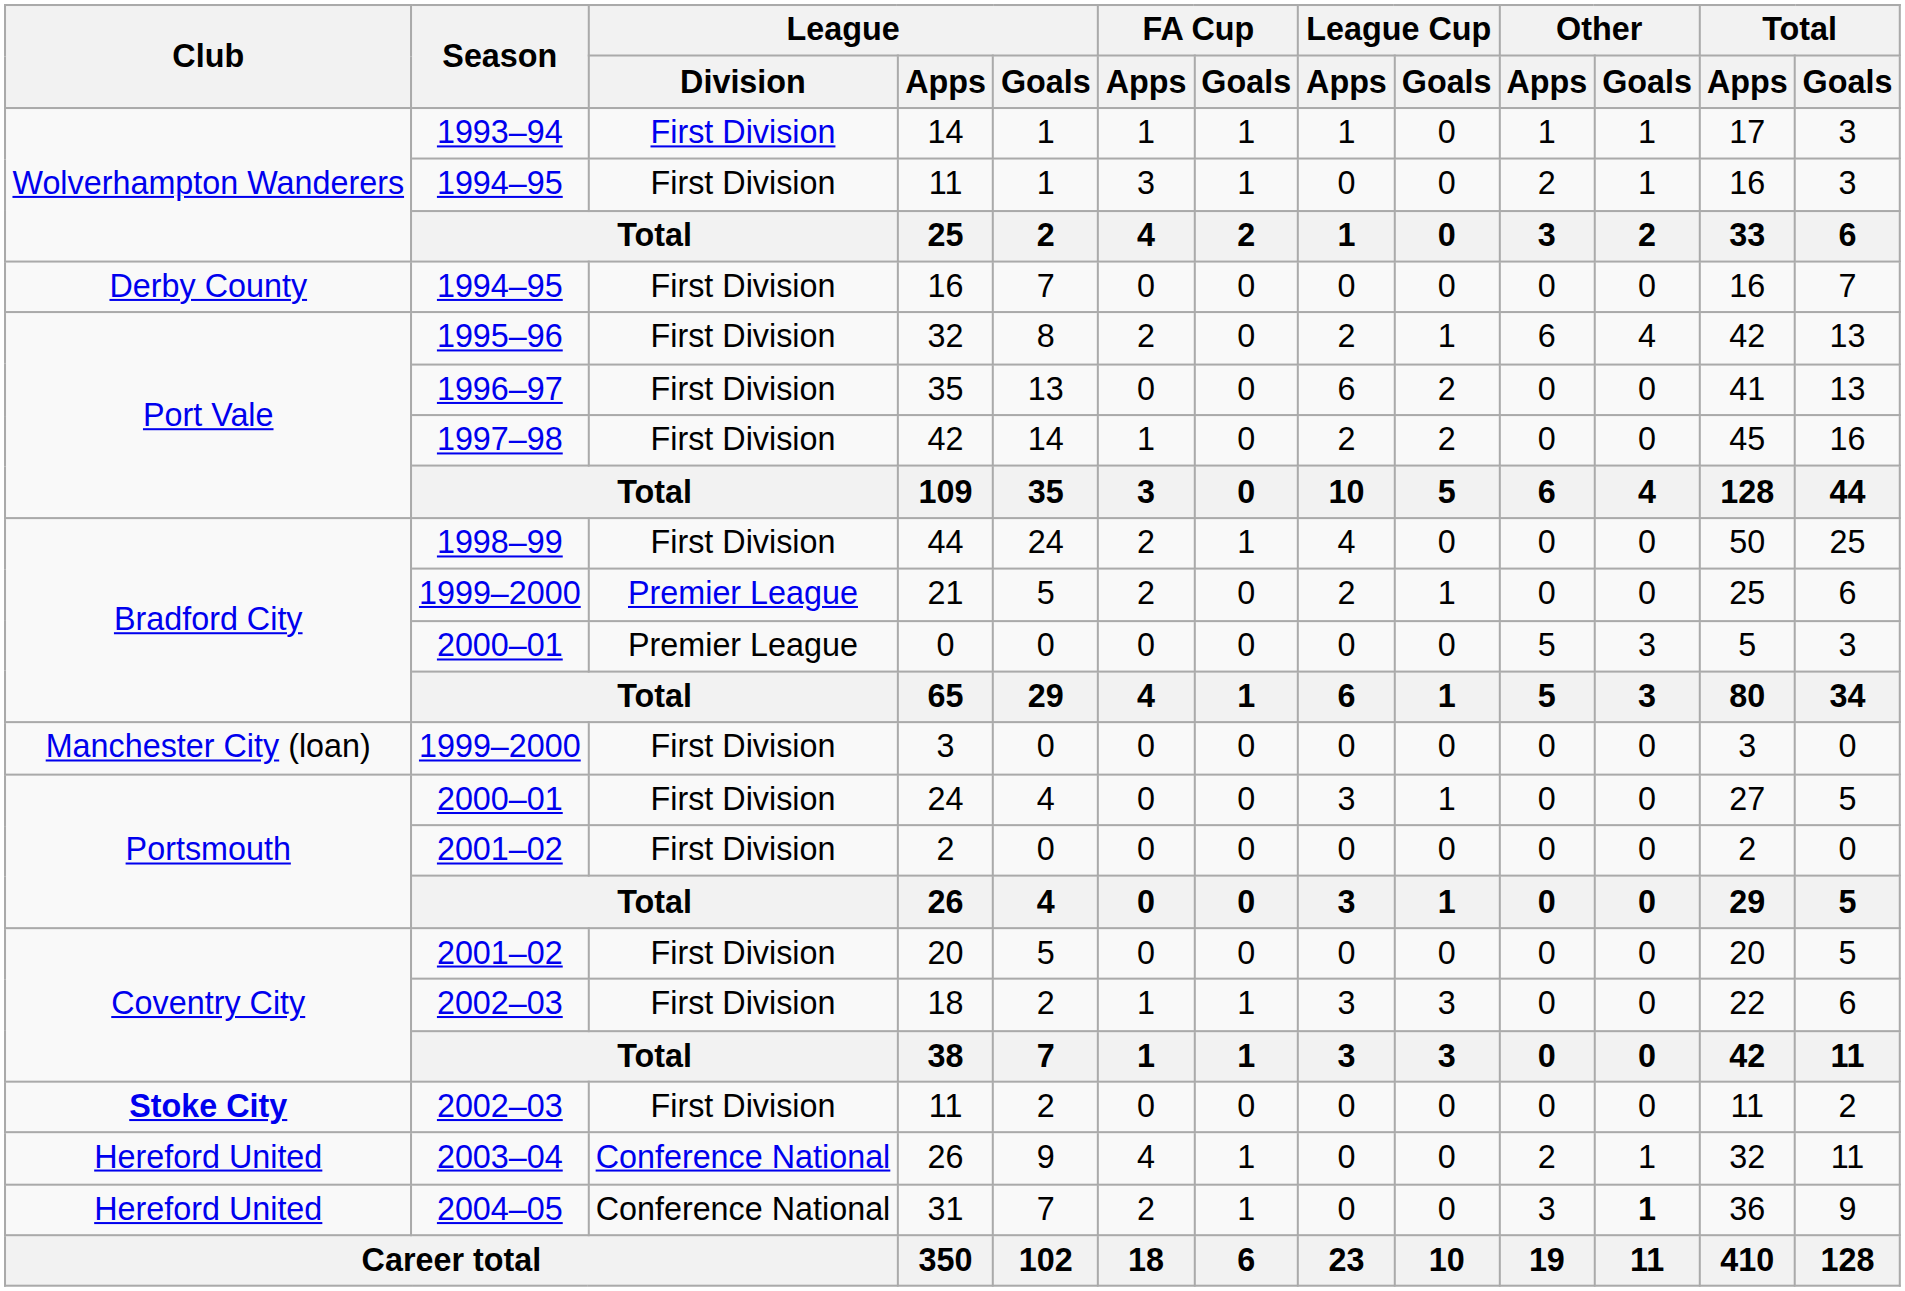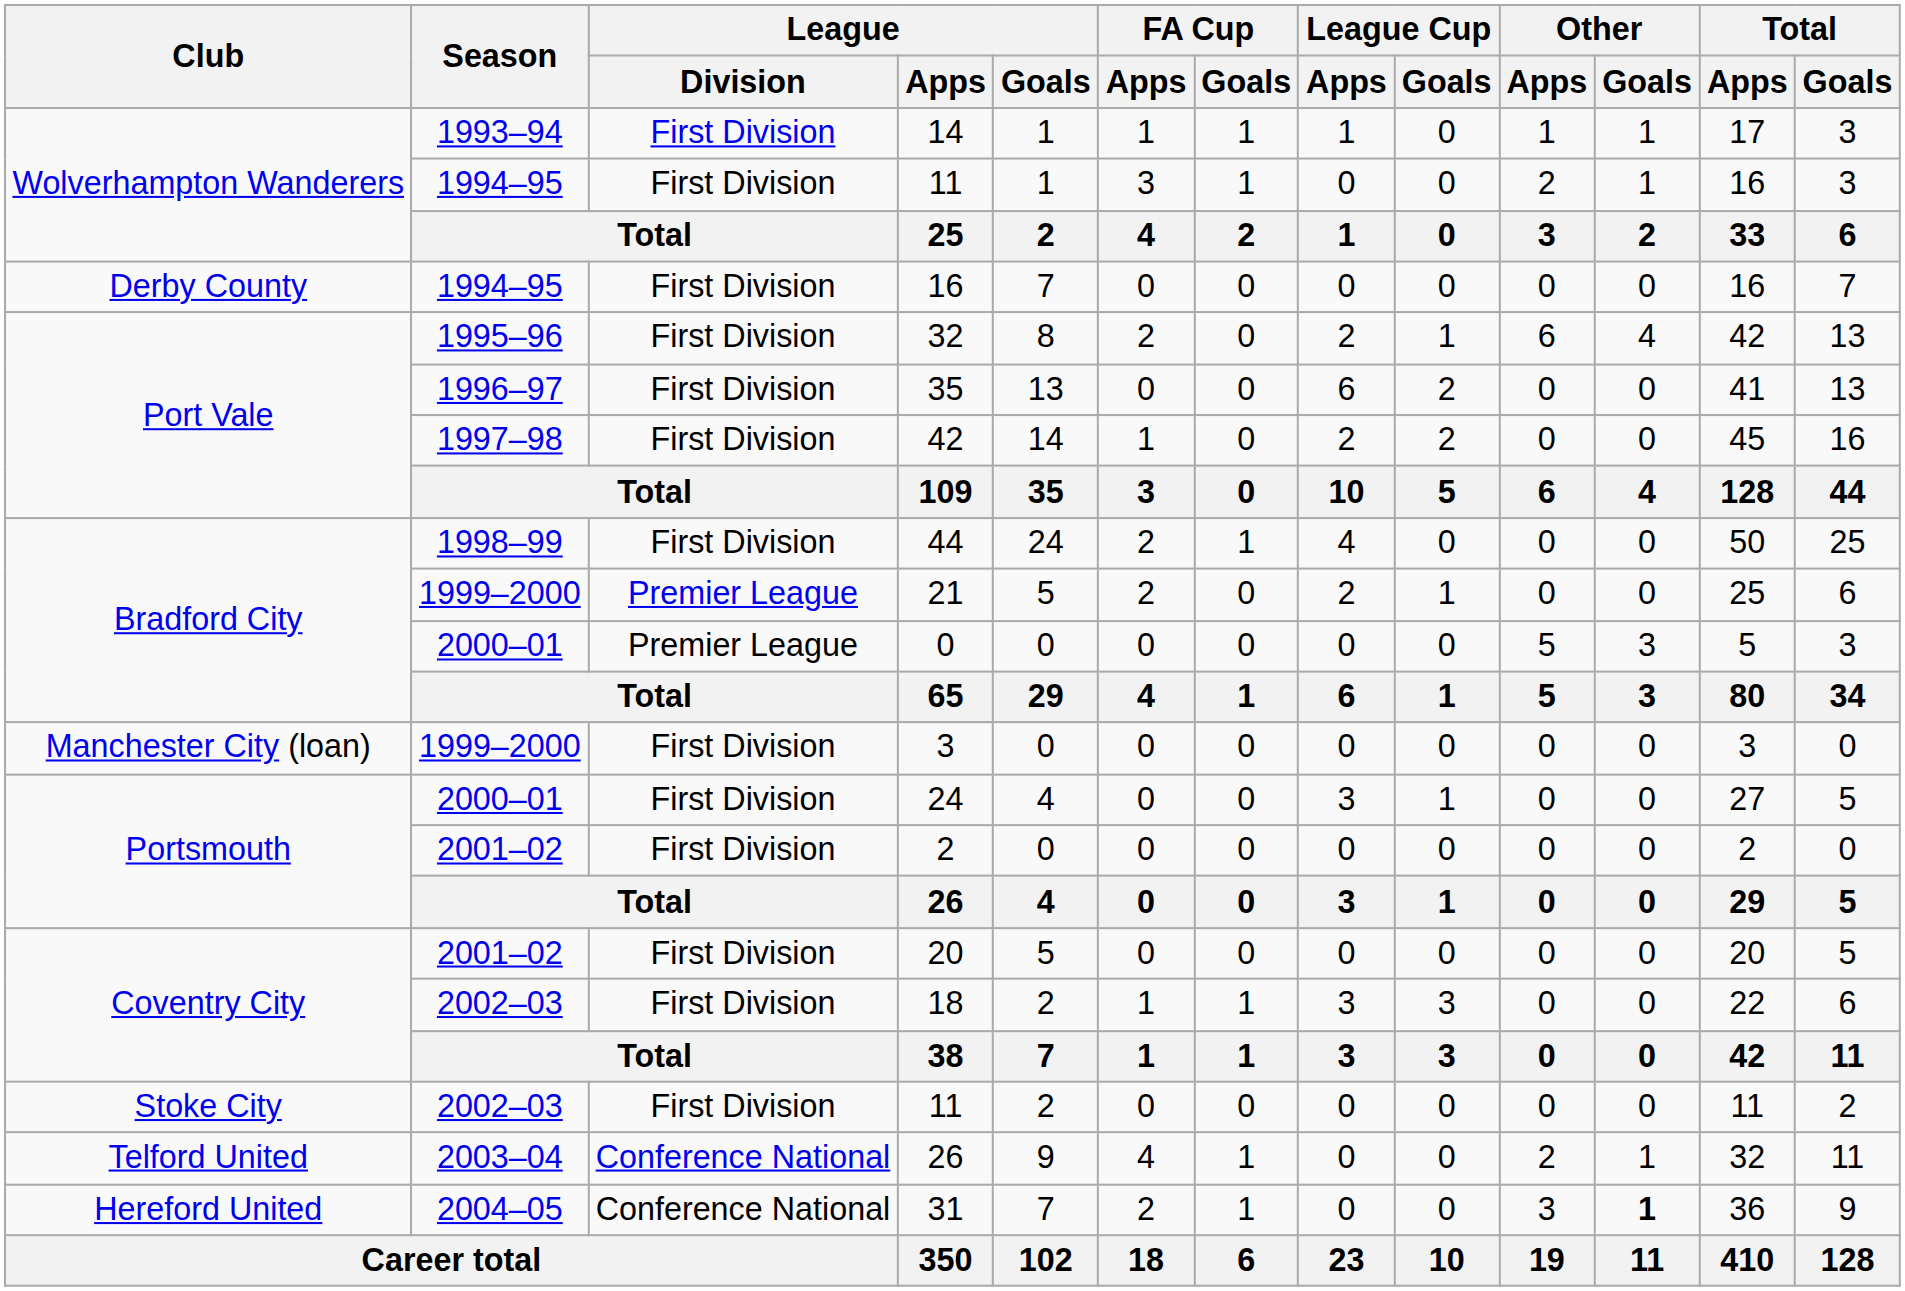(208, 1106) bold -> (208, 1106) normal
(208, 1157) Hereford United -> (208, 1157) Telford United
